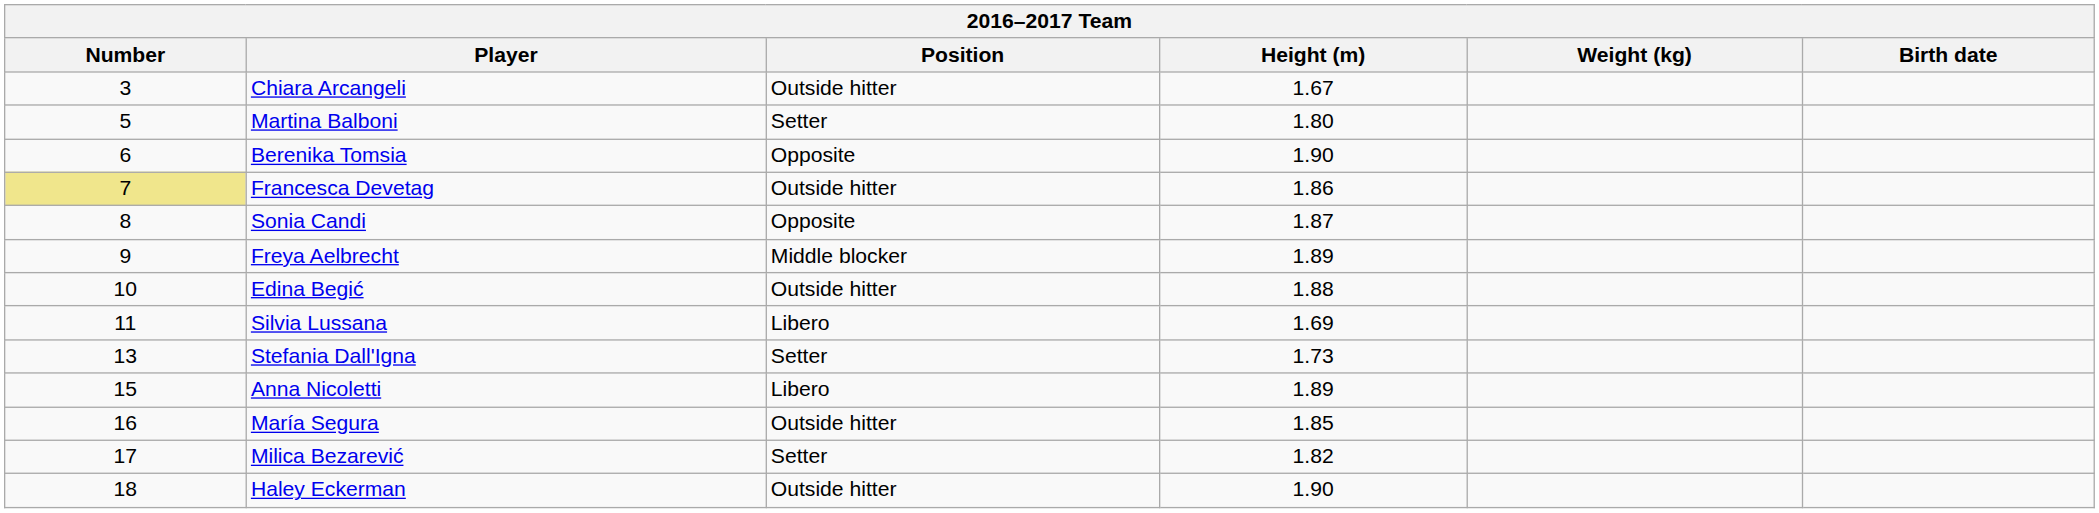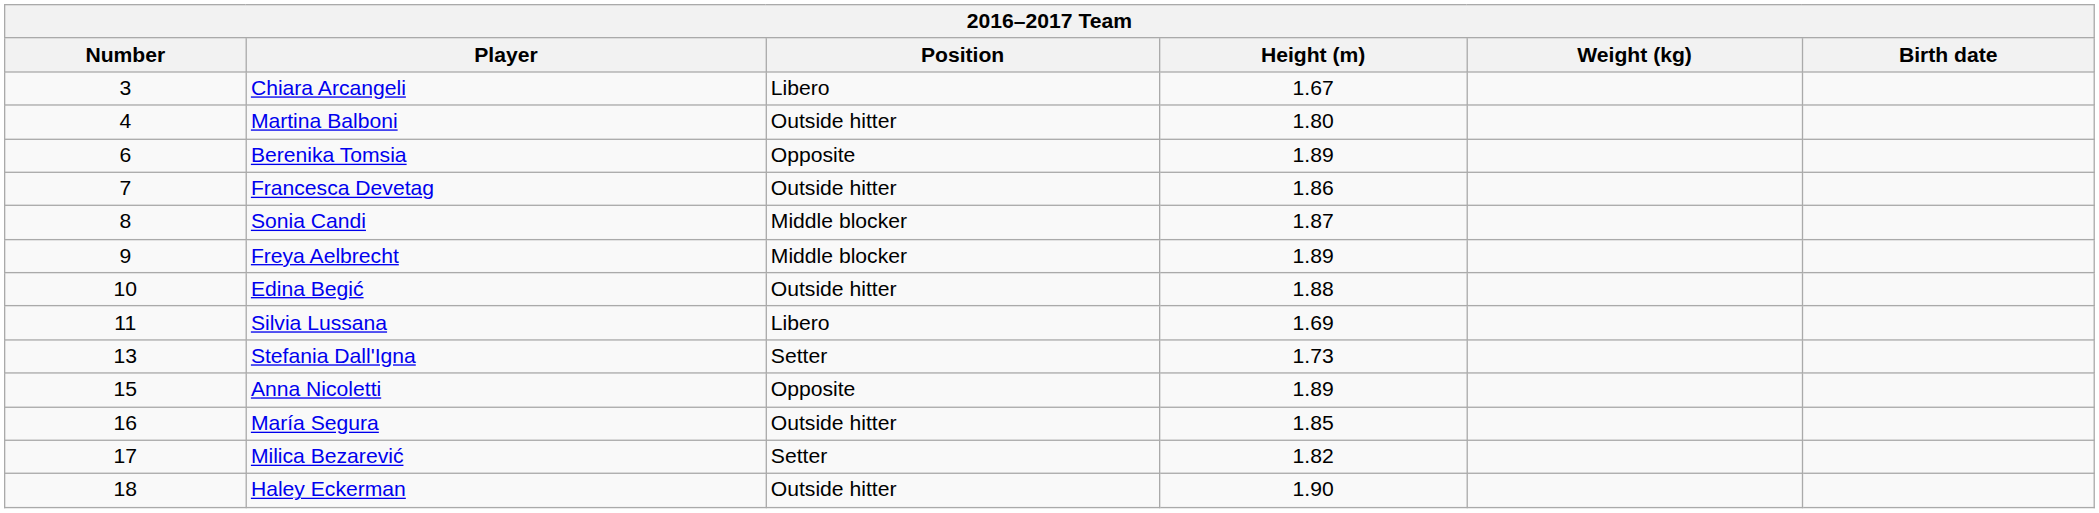(834, 88) Outside hitter -> (800, 88) Libero
(125, 121) 5 -> (125, 121) 4
(799, 121) Setter -> (834, 121) Outside hitter
(1313, 155) 1.90 -> (1313, 155) 1.89
(125, 188) khaki background -> (125, 188) no background
(813, 222) Opposite -> (839, 222) Middle blocker
(800, 389) Libero -> (813, 389) Opposite
